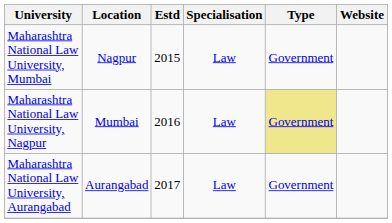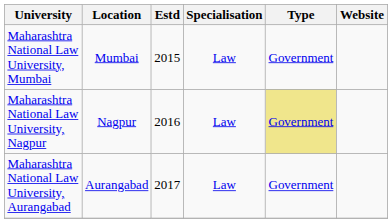(117, 57) Nagpur -> (117, 57) Mumbai
(117, 121) Mumbai -> (117, 121) Nagpur
